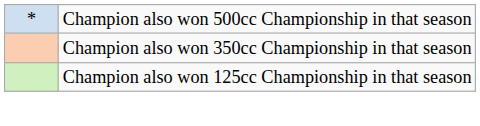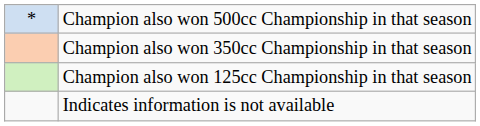+ row: (199, 105)
